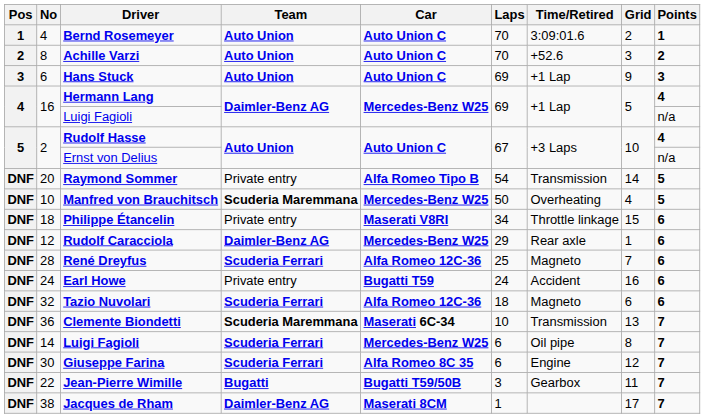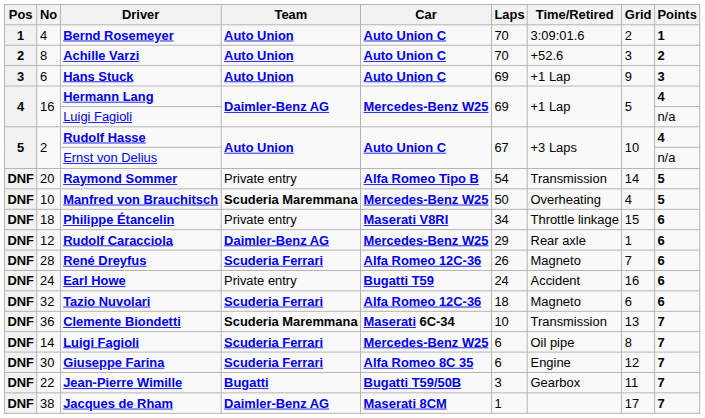(502, 260) 25 -> (502, 260) 26
